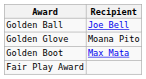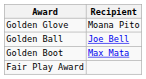rows swapped: (35, 25) <-> (37, 39)
